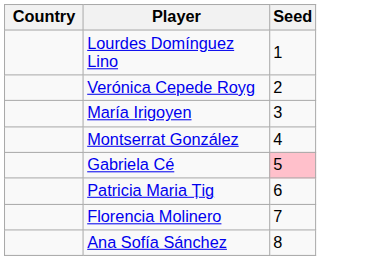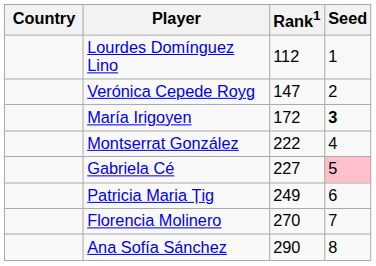+ column: (297, 19)
(278, 113) normal -> (333, 117) bold
